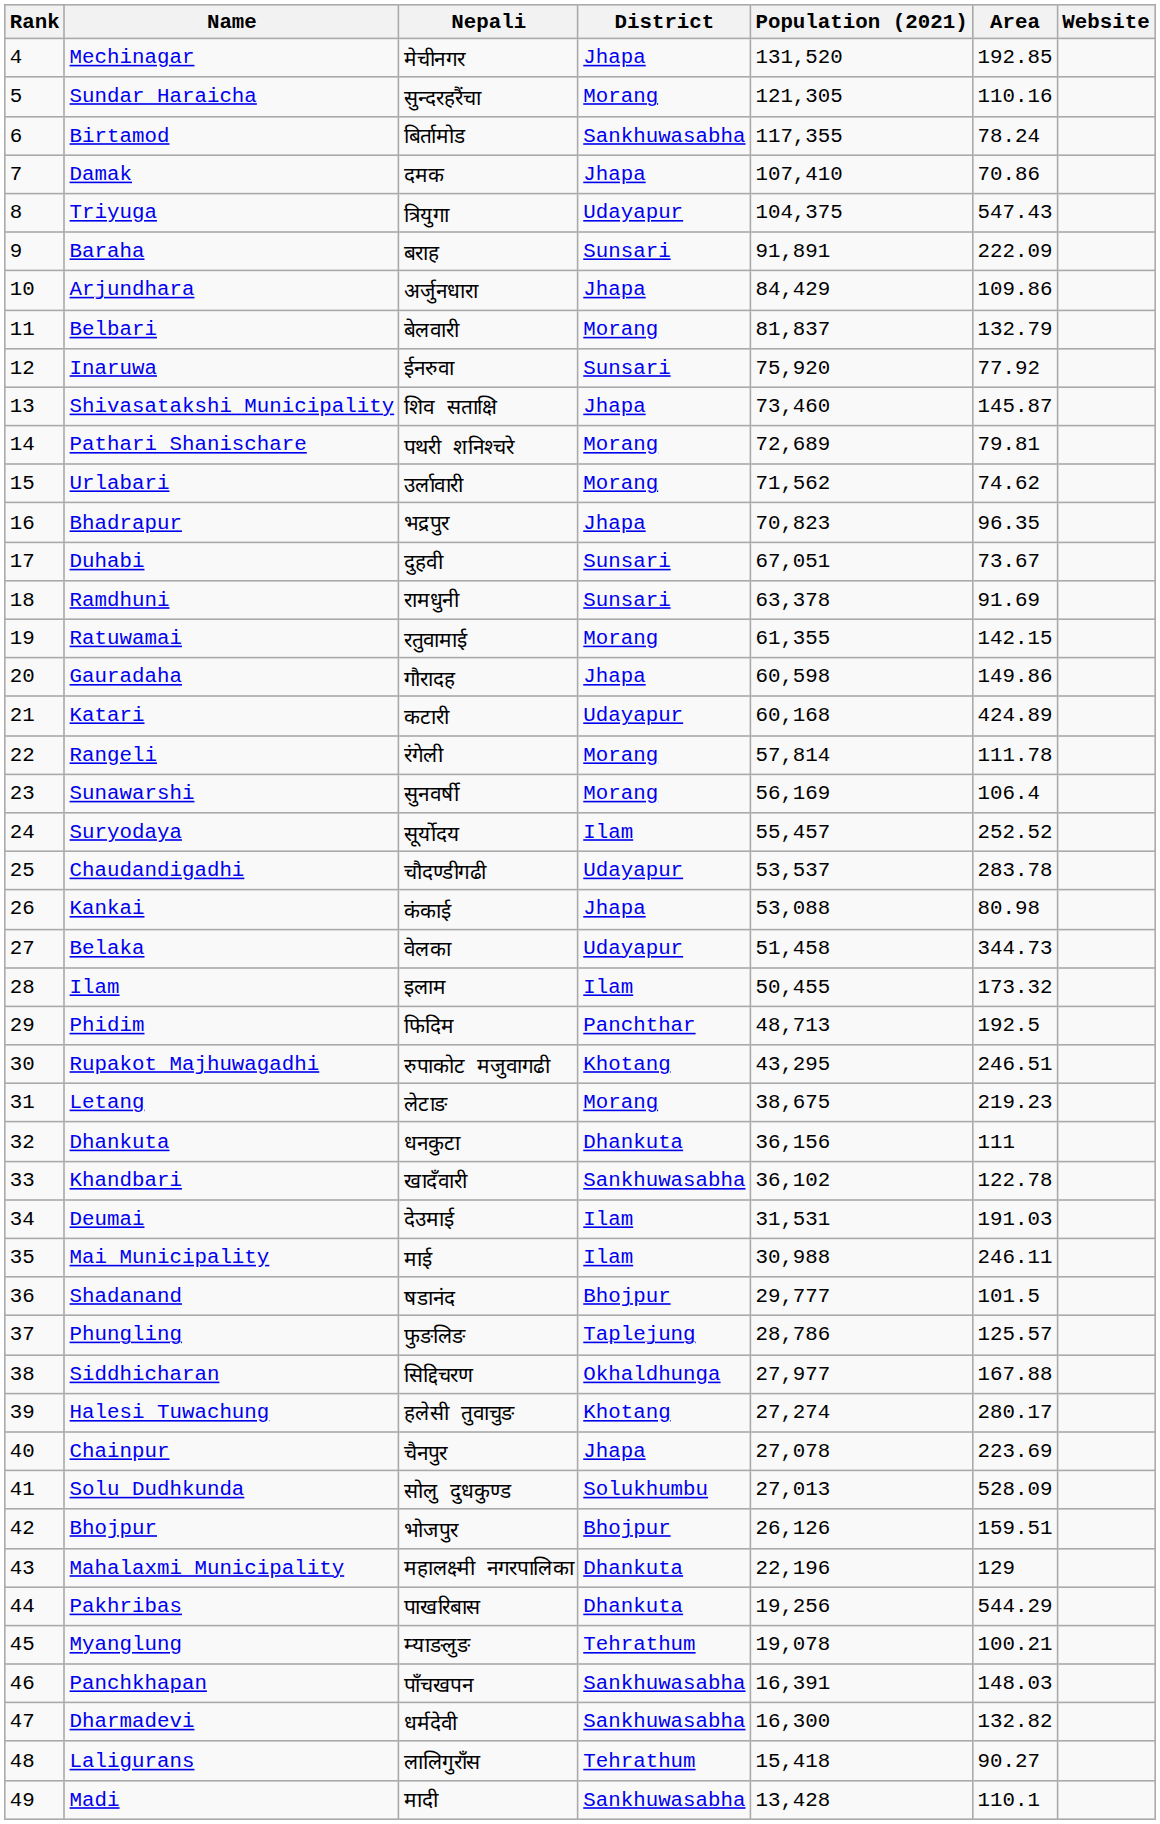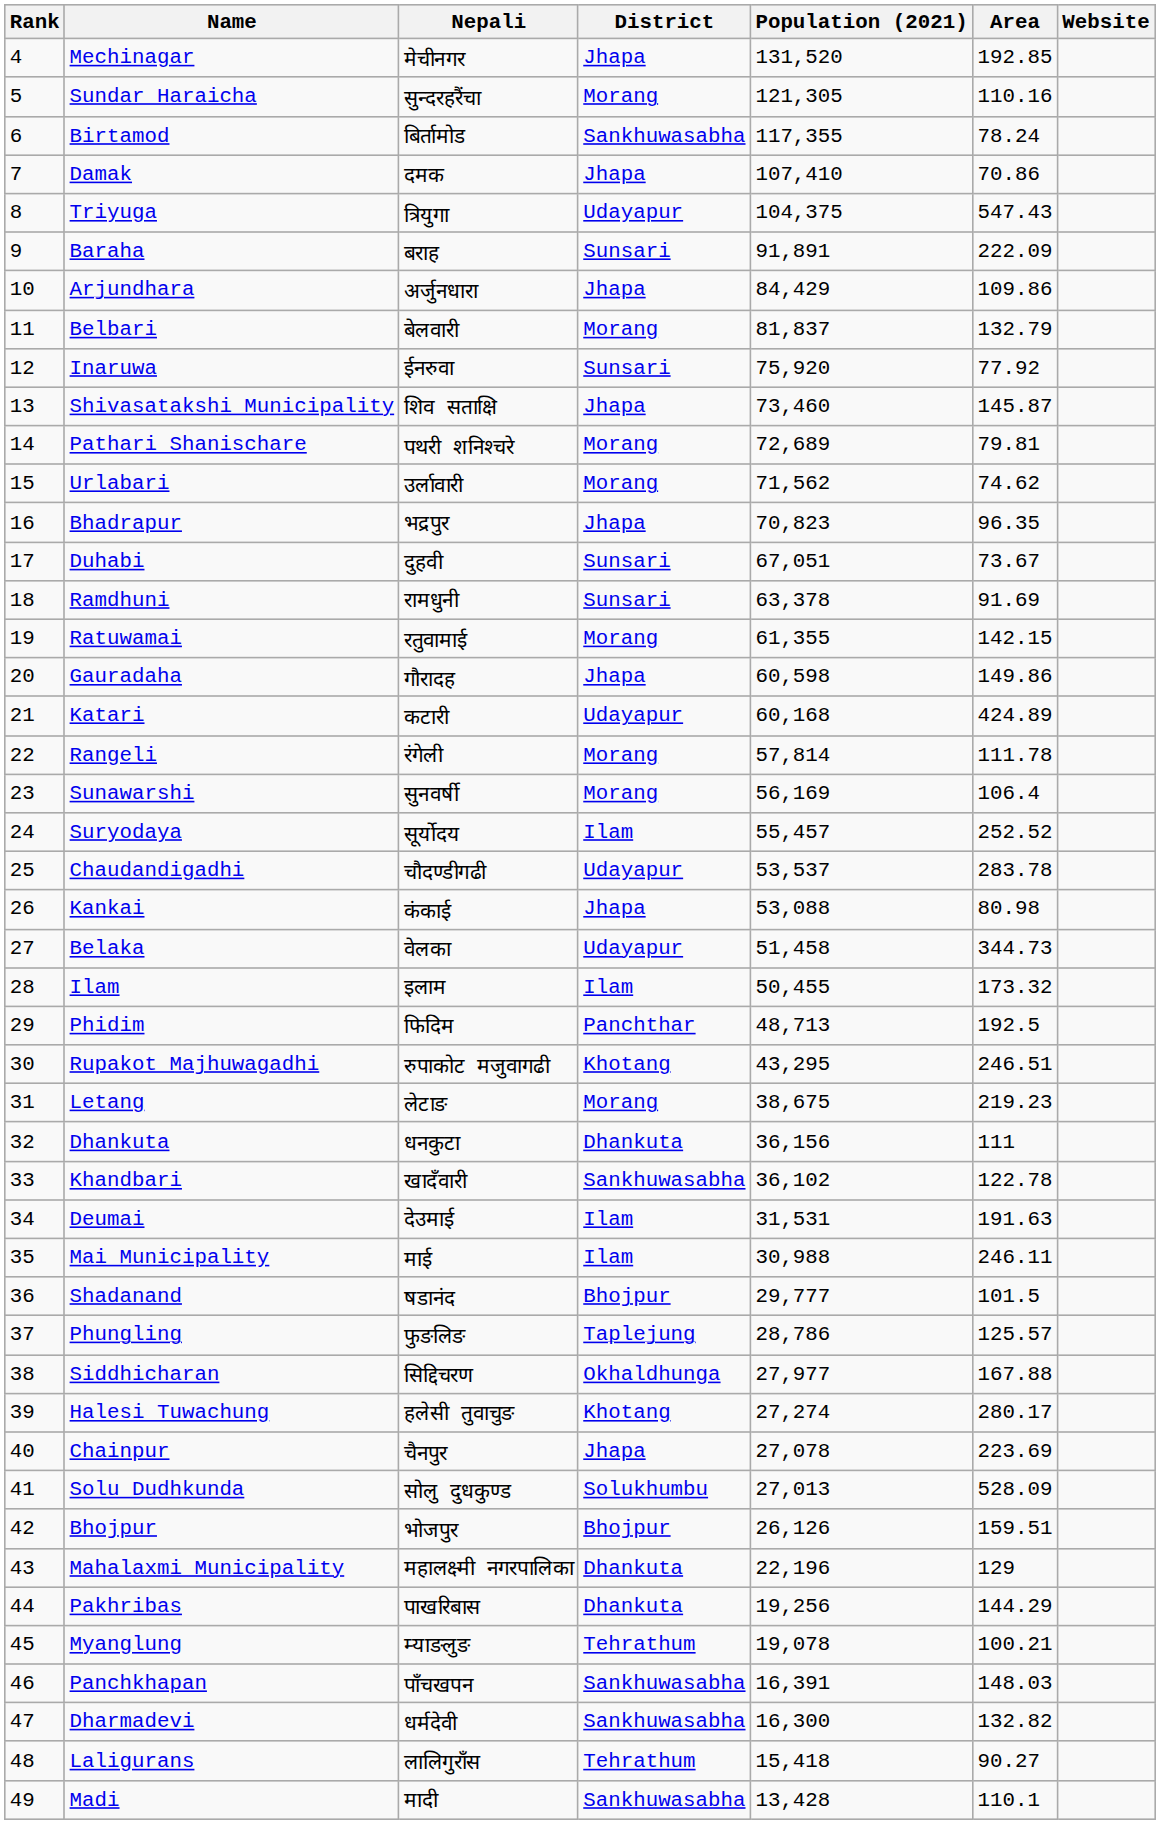(1015, 1219) 191.03 -> (1015, 1219) 191.63
(1015, 1606) 544.29 -> (1015, 1606) 144.29
